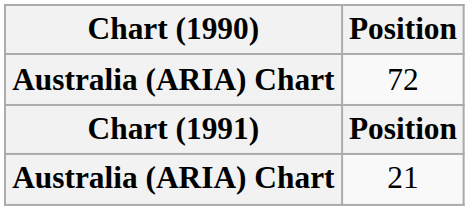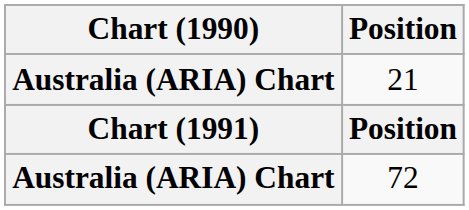rows swapped: (403, 79) <-> (403, 178)
